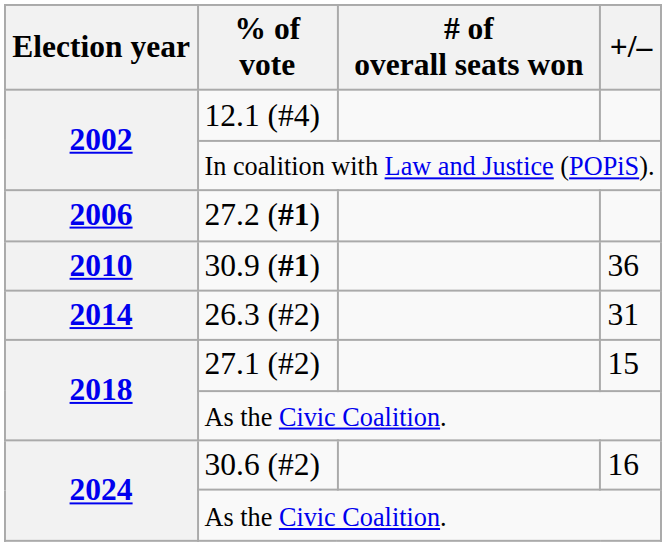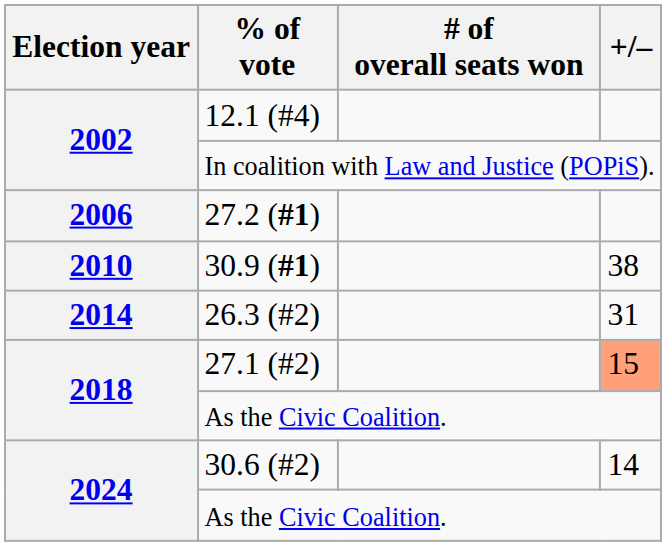(623, 264) 36 -> (623, 264) 38
(623, 364) no background -> (623, 364) lightsalmon background
(623, 464) 16 -> (623, 464) 14
